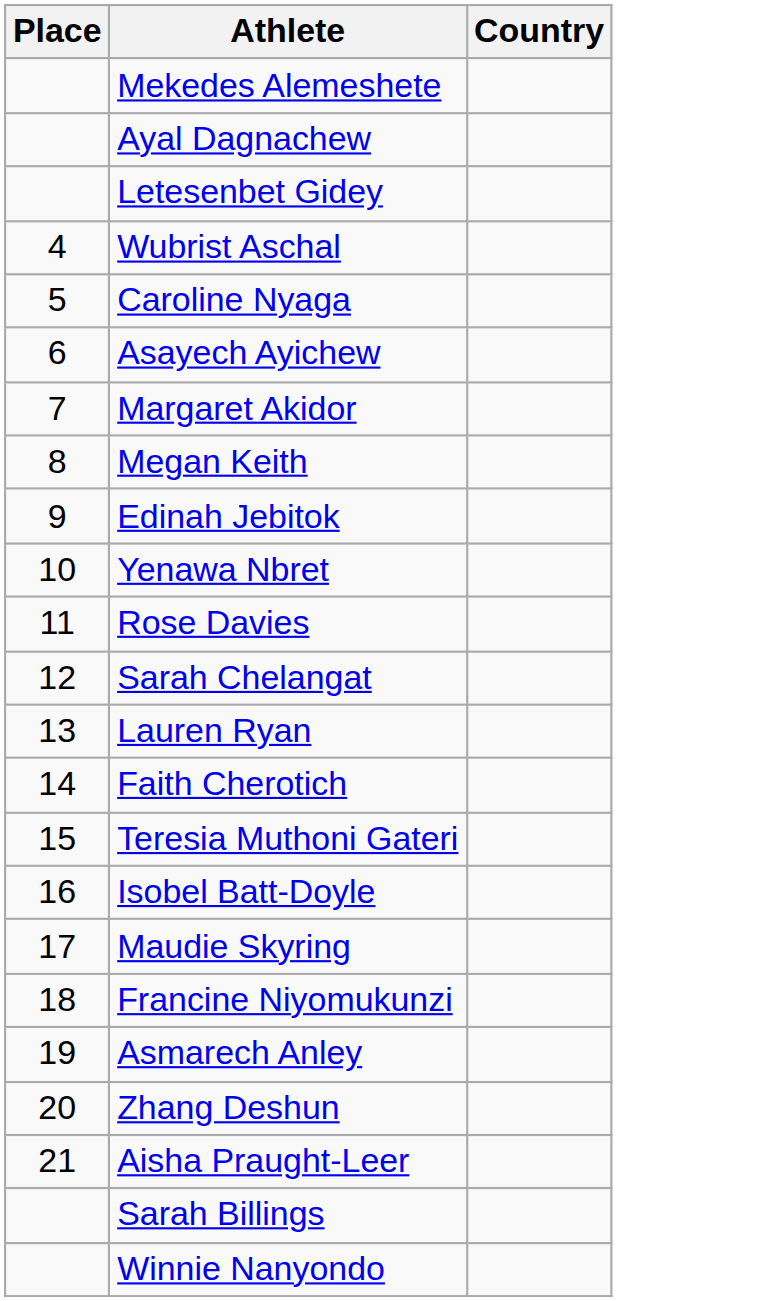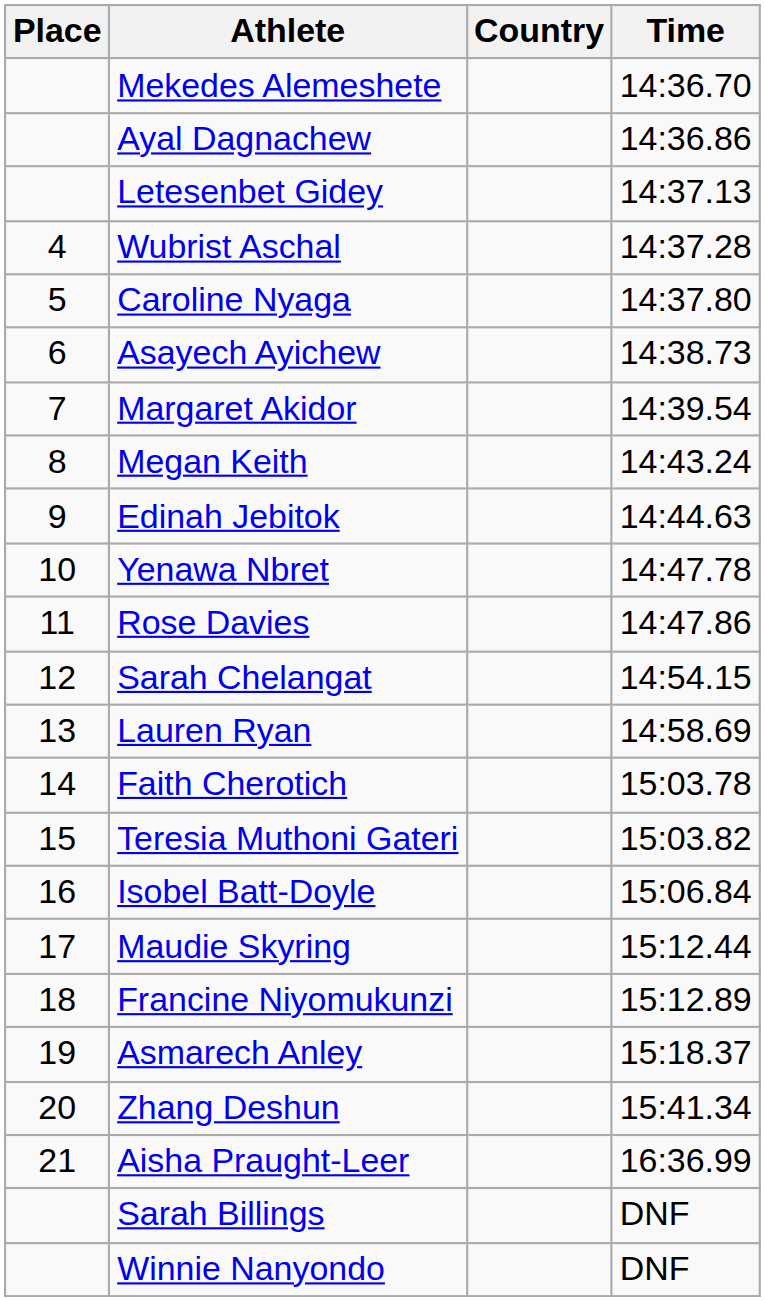+ column: (686, 31)
